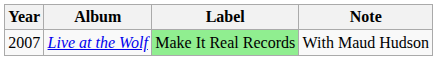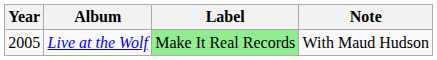(24, 42) 2007 -> (24, 42) 2005
